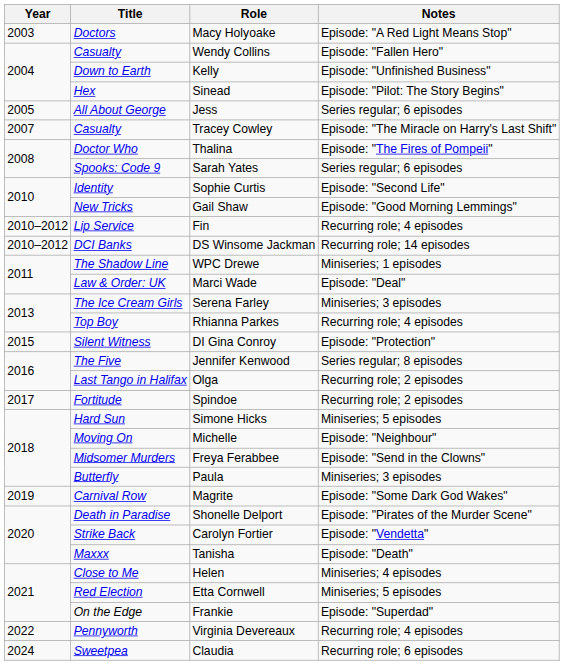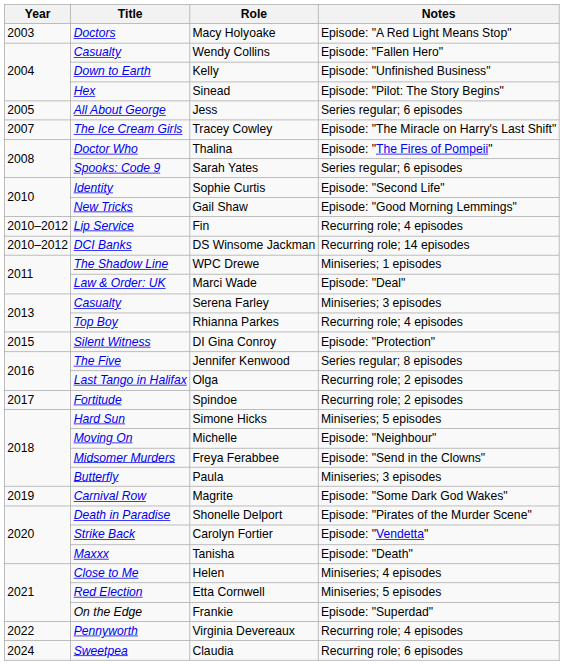(97, 129) Casualty -> (128, 129) The Ice Cream Girls
(128, 303) The Ice Cream Girls -> (97, 303) Casualty
